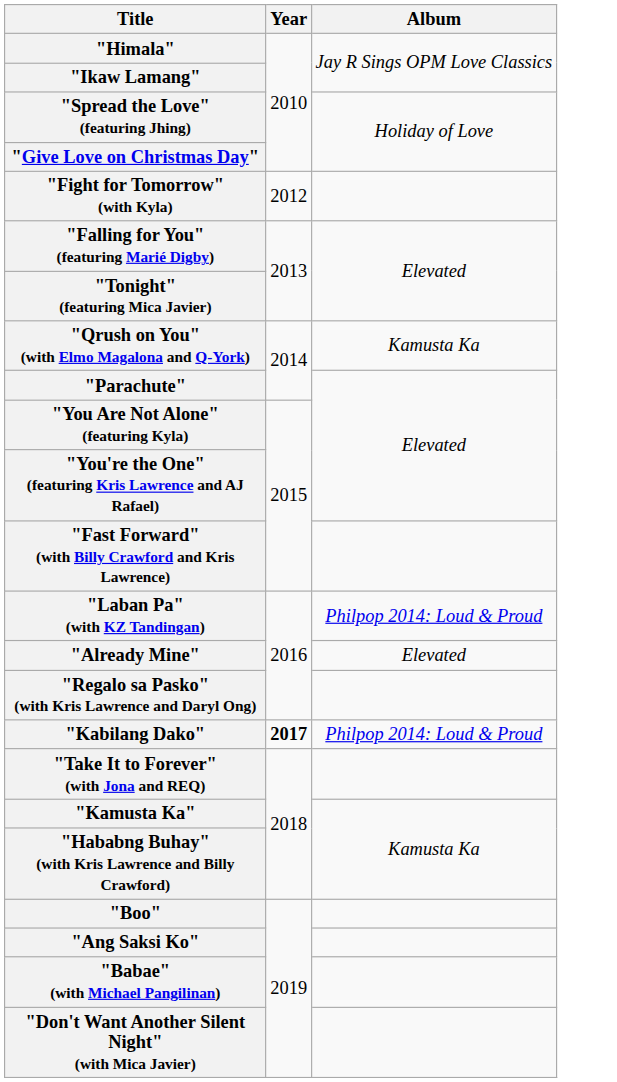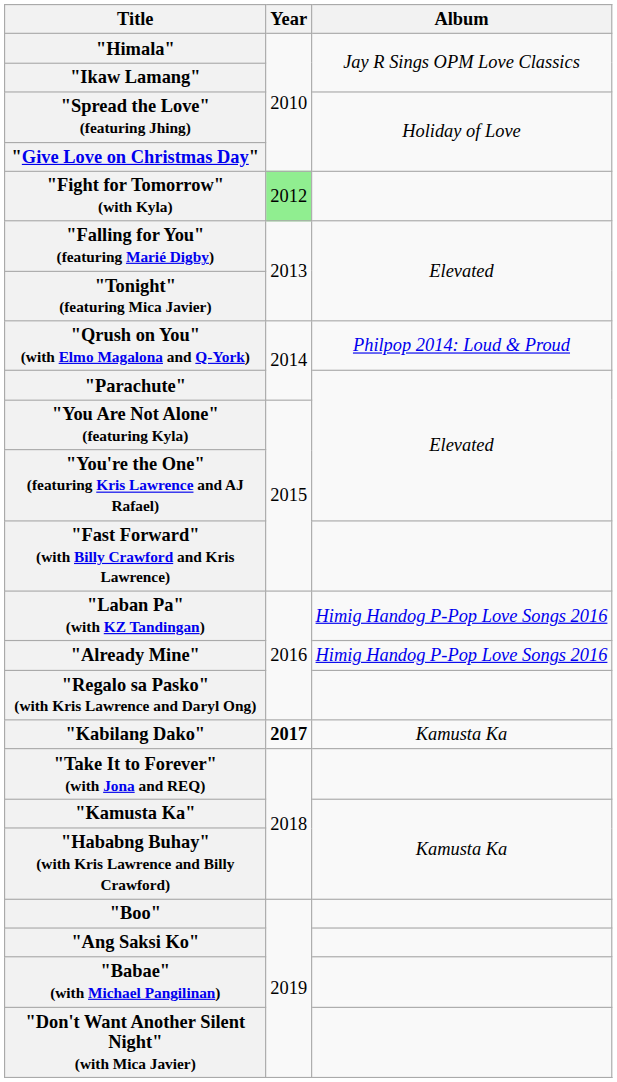(289, 196) no background -> (289, 196) lightgreen background
(434, 345) Kamusta Ka -> (461, 345) Philpop 2014: Loud & Proud
(434, 615) Philpop 2014: Loud & Proud -> (461, 615) Himig Handog P-Pop Love Songs 2016
(434, 655) Elevated -> (461, 655) Himig Handog P-Pop Love Songs 2016
(434, 734) Philpop 2014: Loud & Proud -> (461, 734) Kamusta Ka
